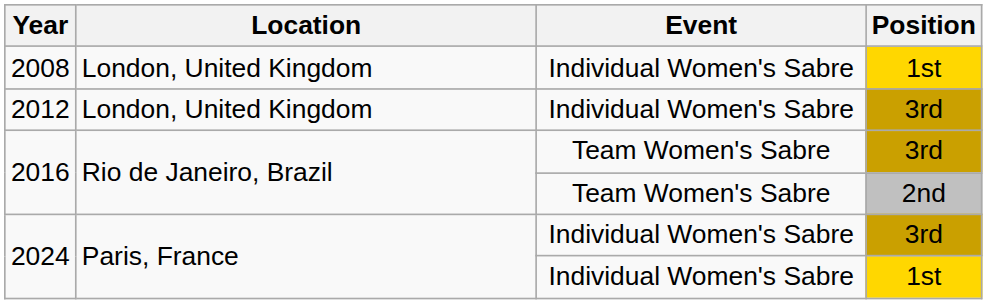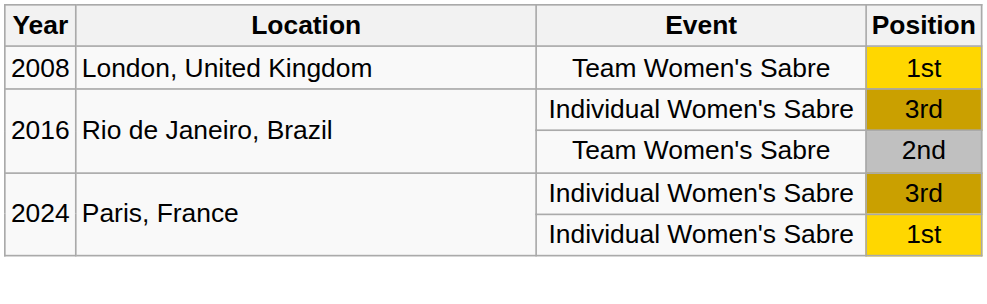(701, 67) Individual Women's Sabre -> (701, 67) Team Women's Sabre
- row: (40, 109)
(701, 151) Team Women's Sabre -> (701, 109) Individual Women's Sabre
